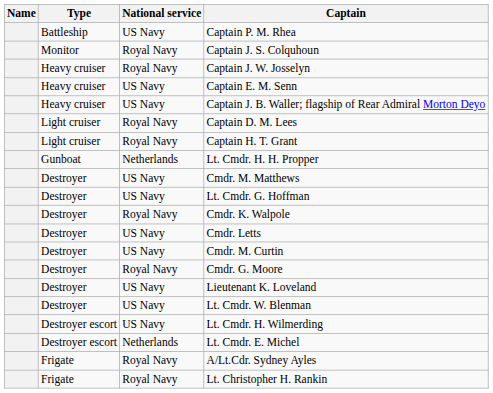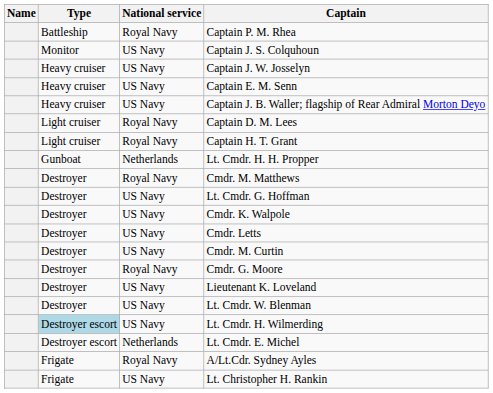(144, 31) US Navy -> (150, 31) Royal Navy
(150, 50) Royal Navy -> (144, 50) US Navy
(150, 68) Royal Navy -> (144, 68) US Navy
(144, 178) US Navy -> (150, 178) Royal Navy
(150, 214) Royal Navy -> (144, 214) US Navy
(79, 324) no background -> (79, 324) lightblue background
(150, 379) Royal Navy -> (144, 379) US Navy
